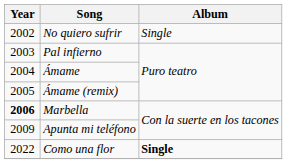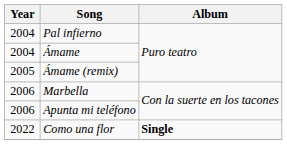- row: (82, 33)
(22, 52) 2003 -> (22, 33) 2004
(22, 110) bold -> (22, 91) normal
(22, 129) 2009 -> (22, 110) 2006
